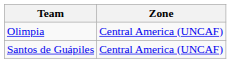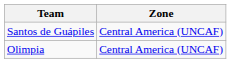rows swapped: (26, 31) <-> (51, 49)
